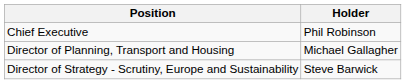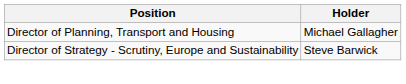- row: (48, 32)
